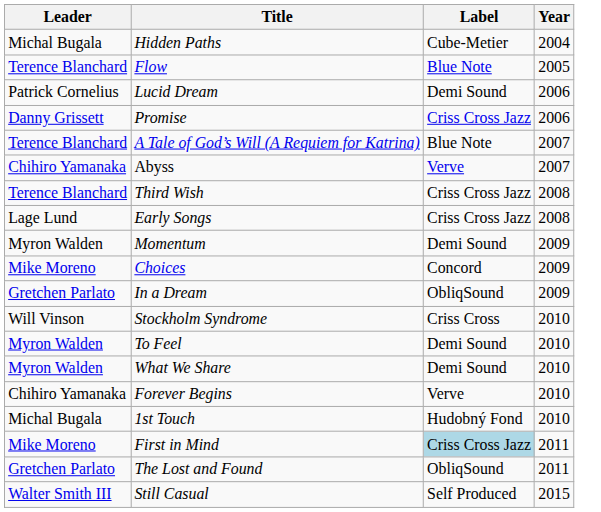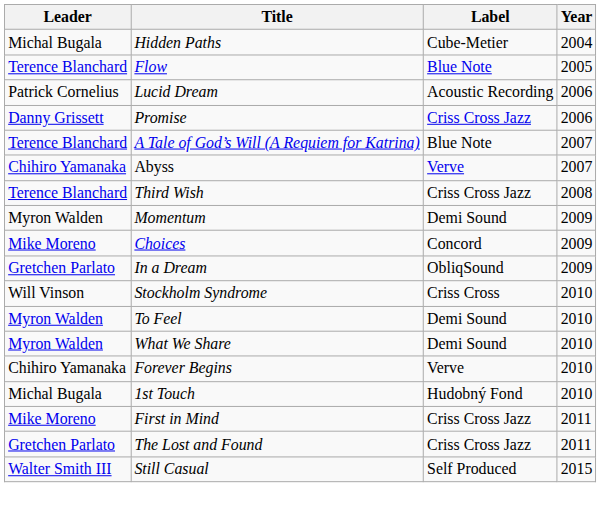(467, 92) Demi Sound -> (490, 92) Acoustic Recording
- row: (173, 218)
(479, 444) lightblue background -> (479, 419) no background
(465, 469) ObliqSound -> (479, 444) Criss Cross Jazz
